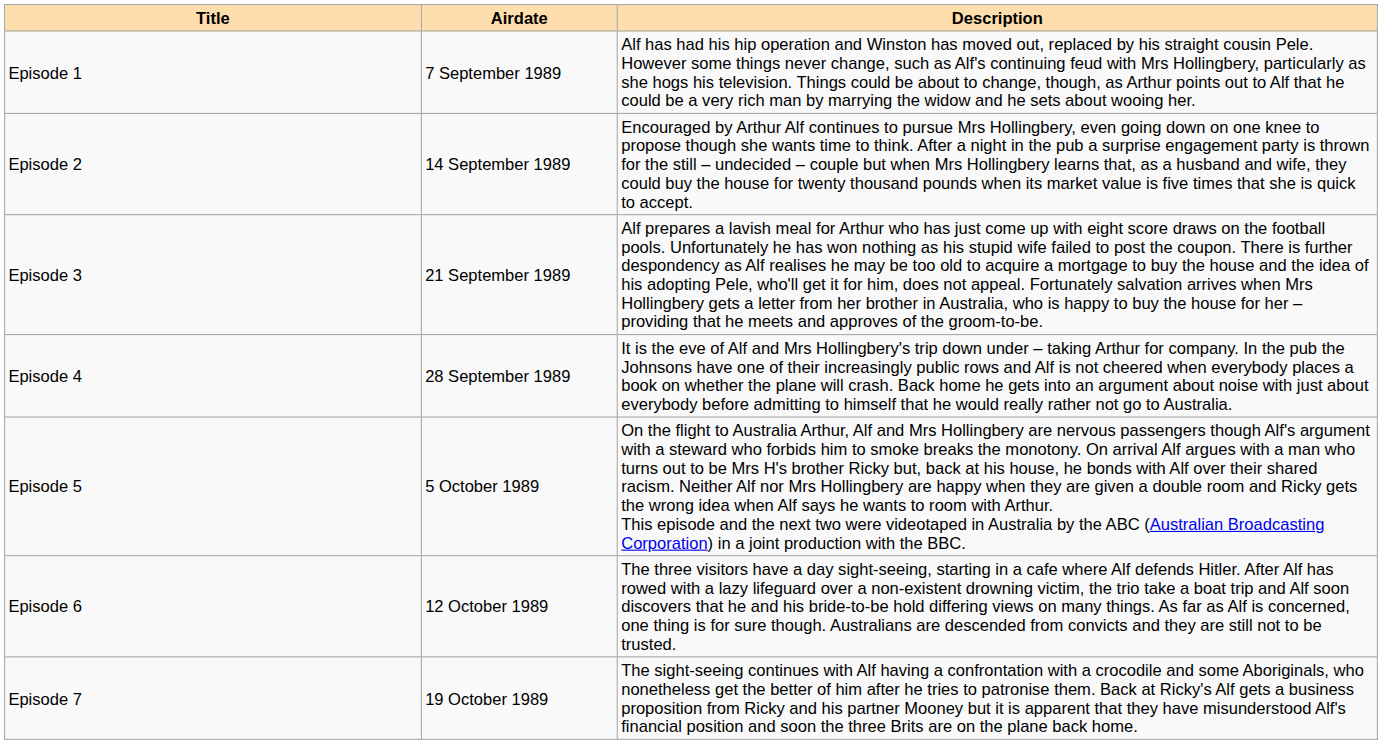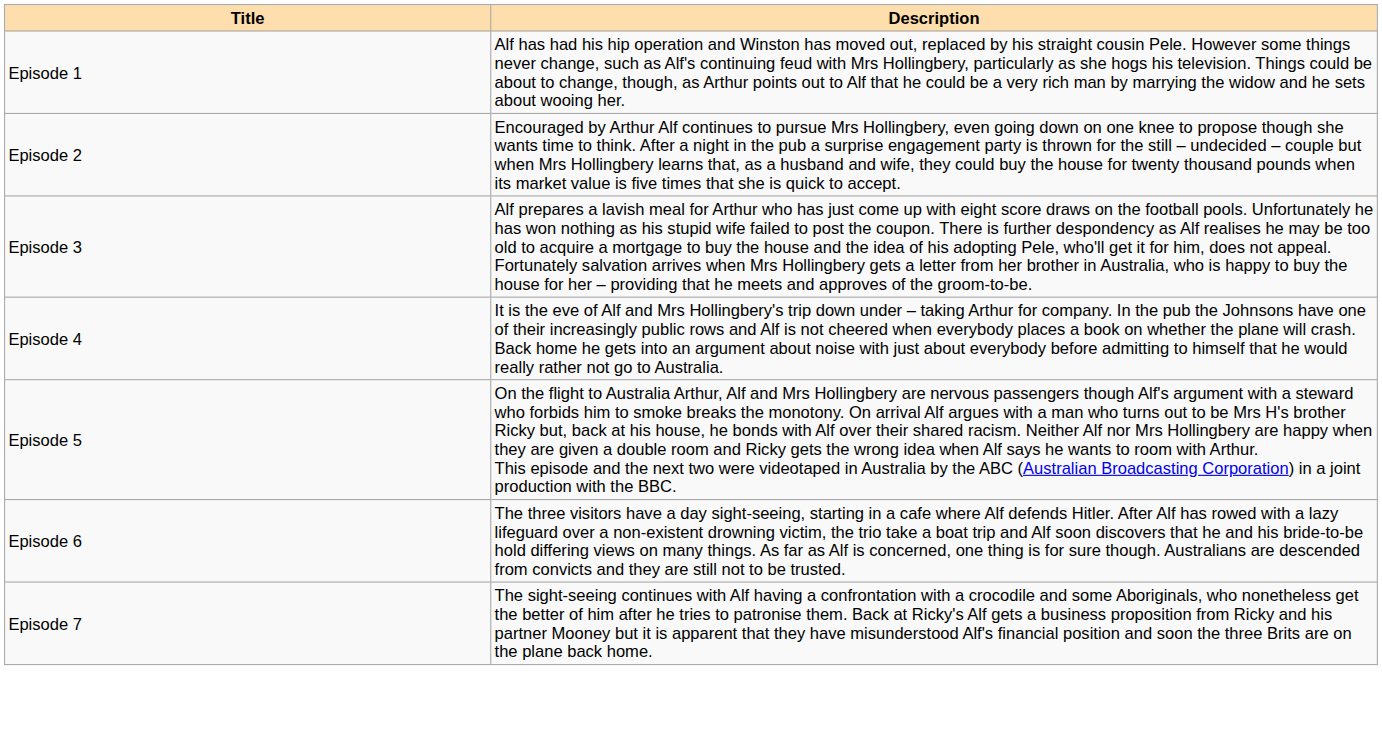- column: (519, 18)
